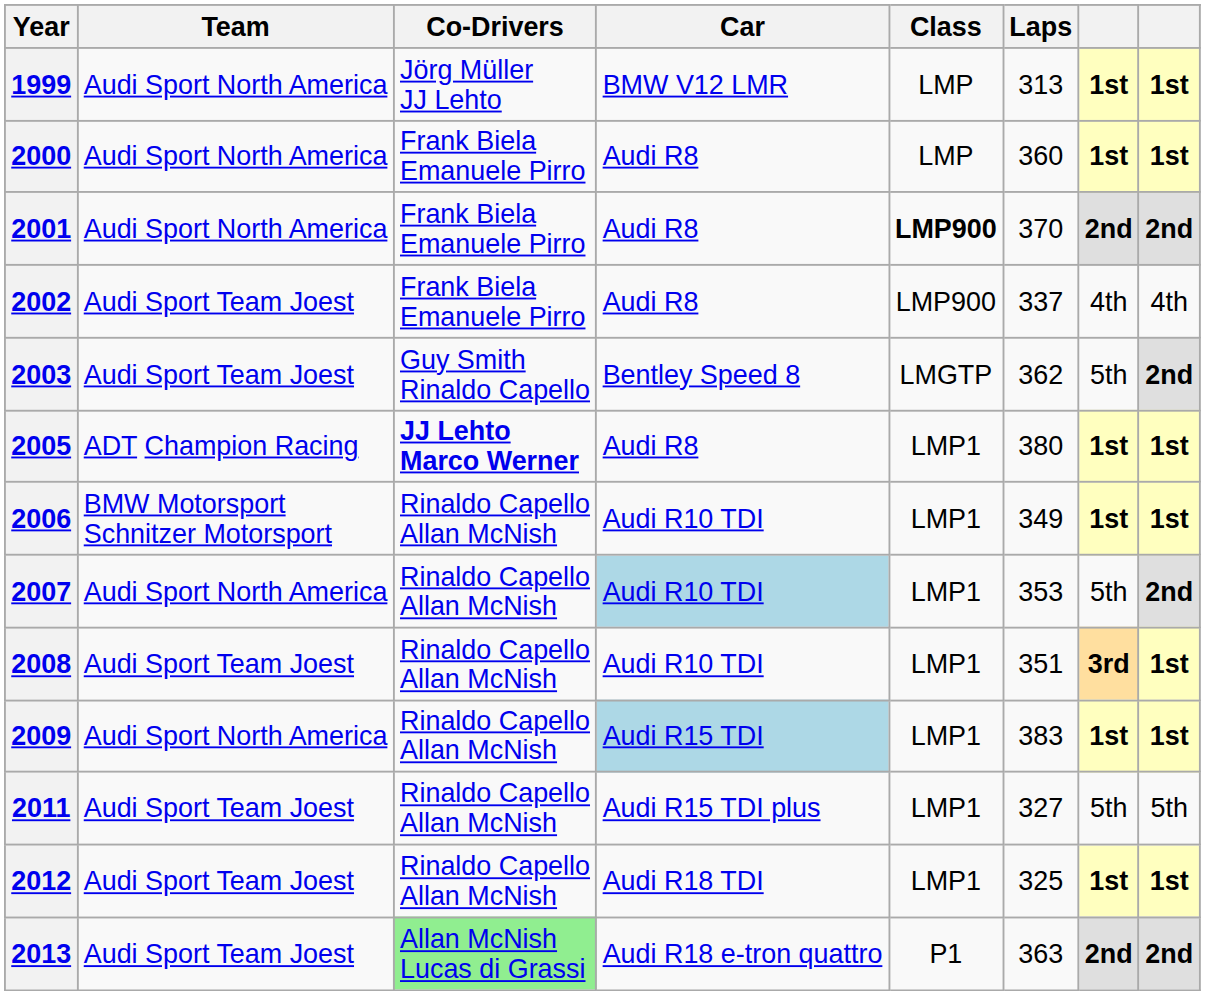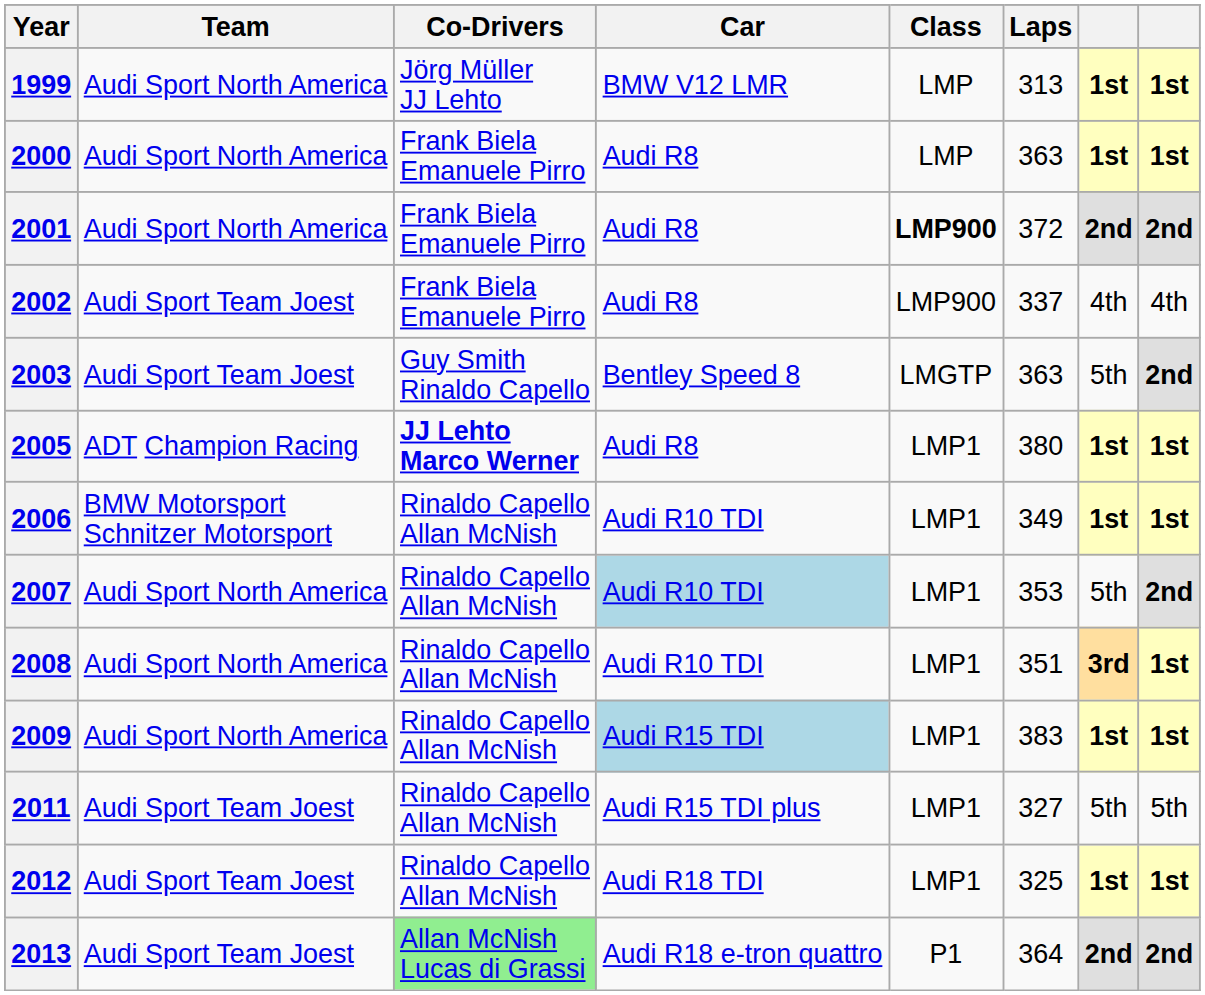(1041, 157) 360 -> (1041, 157) 363
(1041, 229) 370 -> (1041, 229) 372
(1041, 374) 362 -> (1041, 374) 363
(219, 664) Audi Sport Team Joest -> (236, 664) Audi Sport North America
(1041, 954) 363 -> (1041, 954) 364
